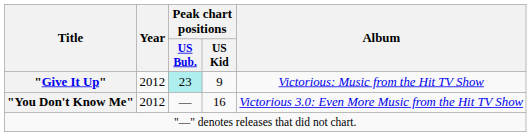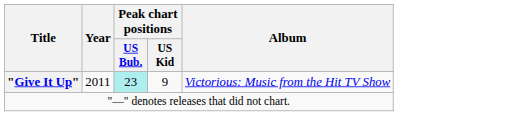(152, 81) 2012 -> (98, 81) 2011
- row: (70, 102)
